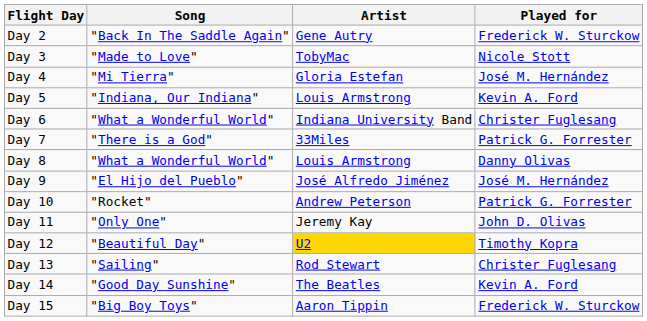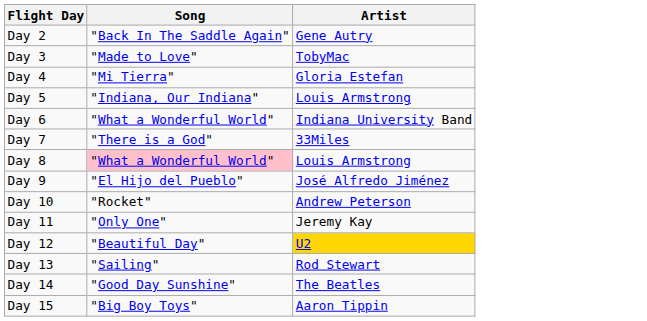- column: (559, 15)
(182, 160) no background -> (182, 160) pink background
